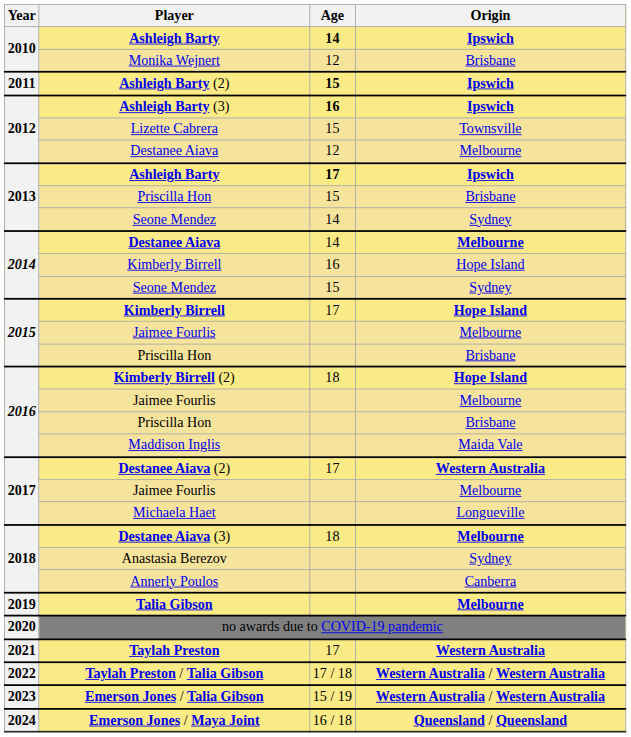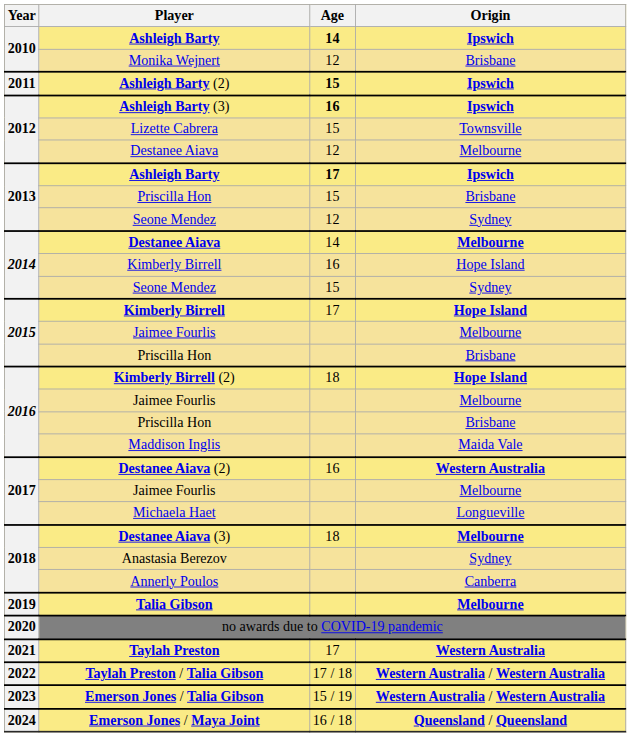(332, 219) 14 -> (332, 219) 12
(332, 468) 17 -> (332, 468) 16
